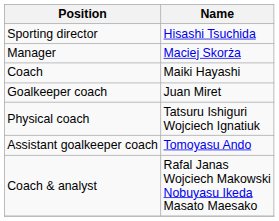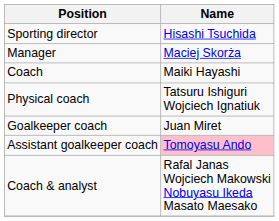rows swapped: (48, 118) <-> (57, 92)
(207, 145) no background -> (207, 145) pink background
